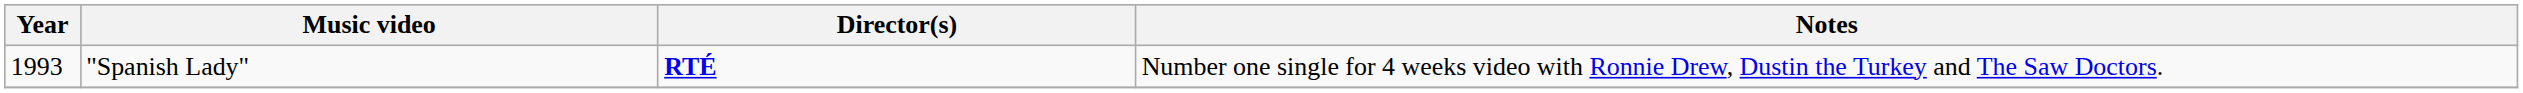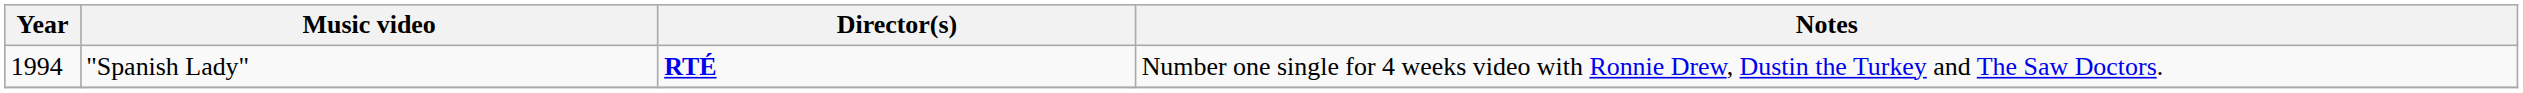(37, 66) 1993 -> (37, 66) 1994
